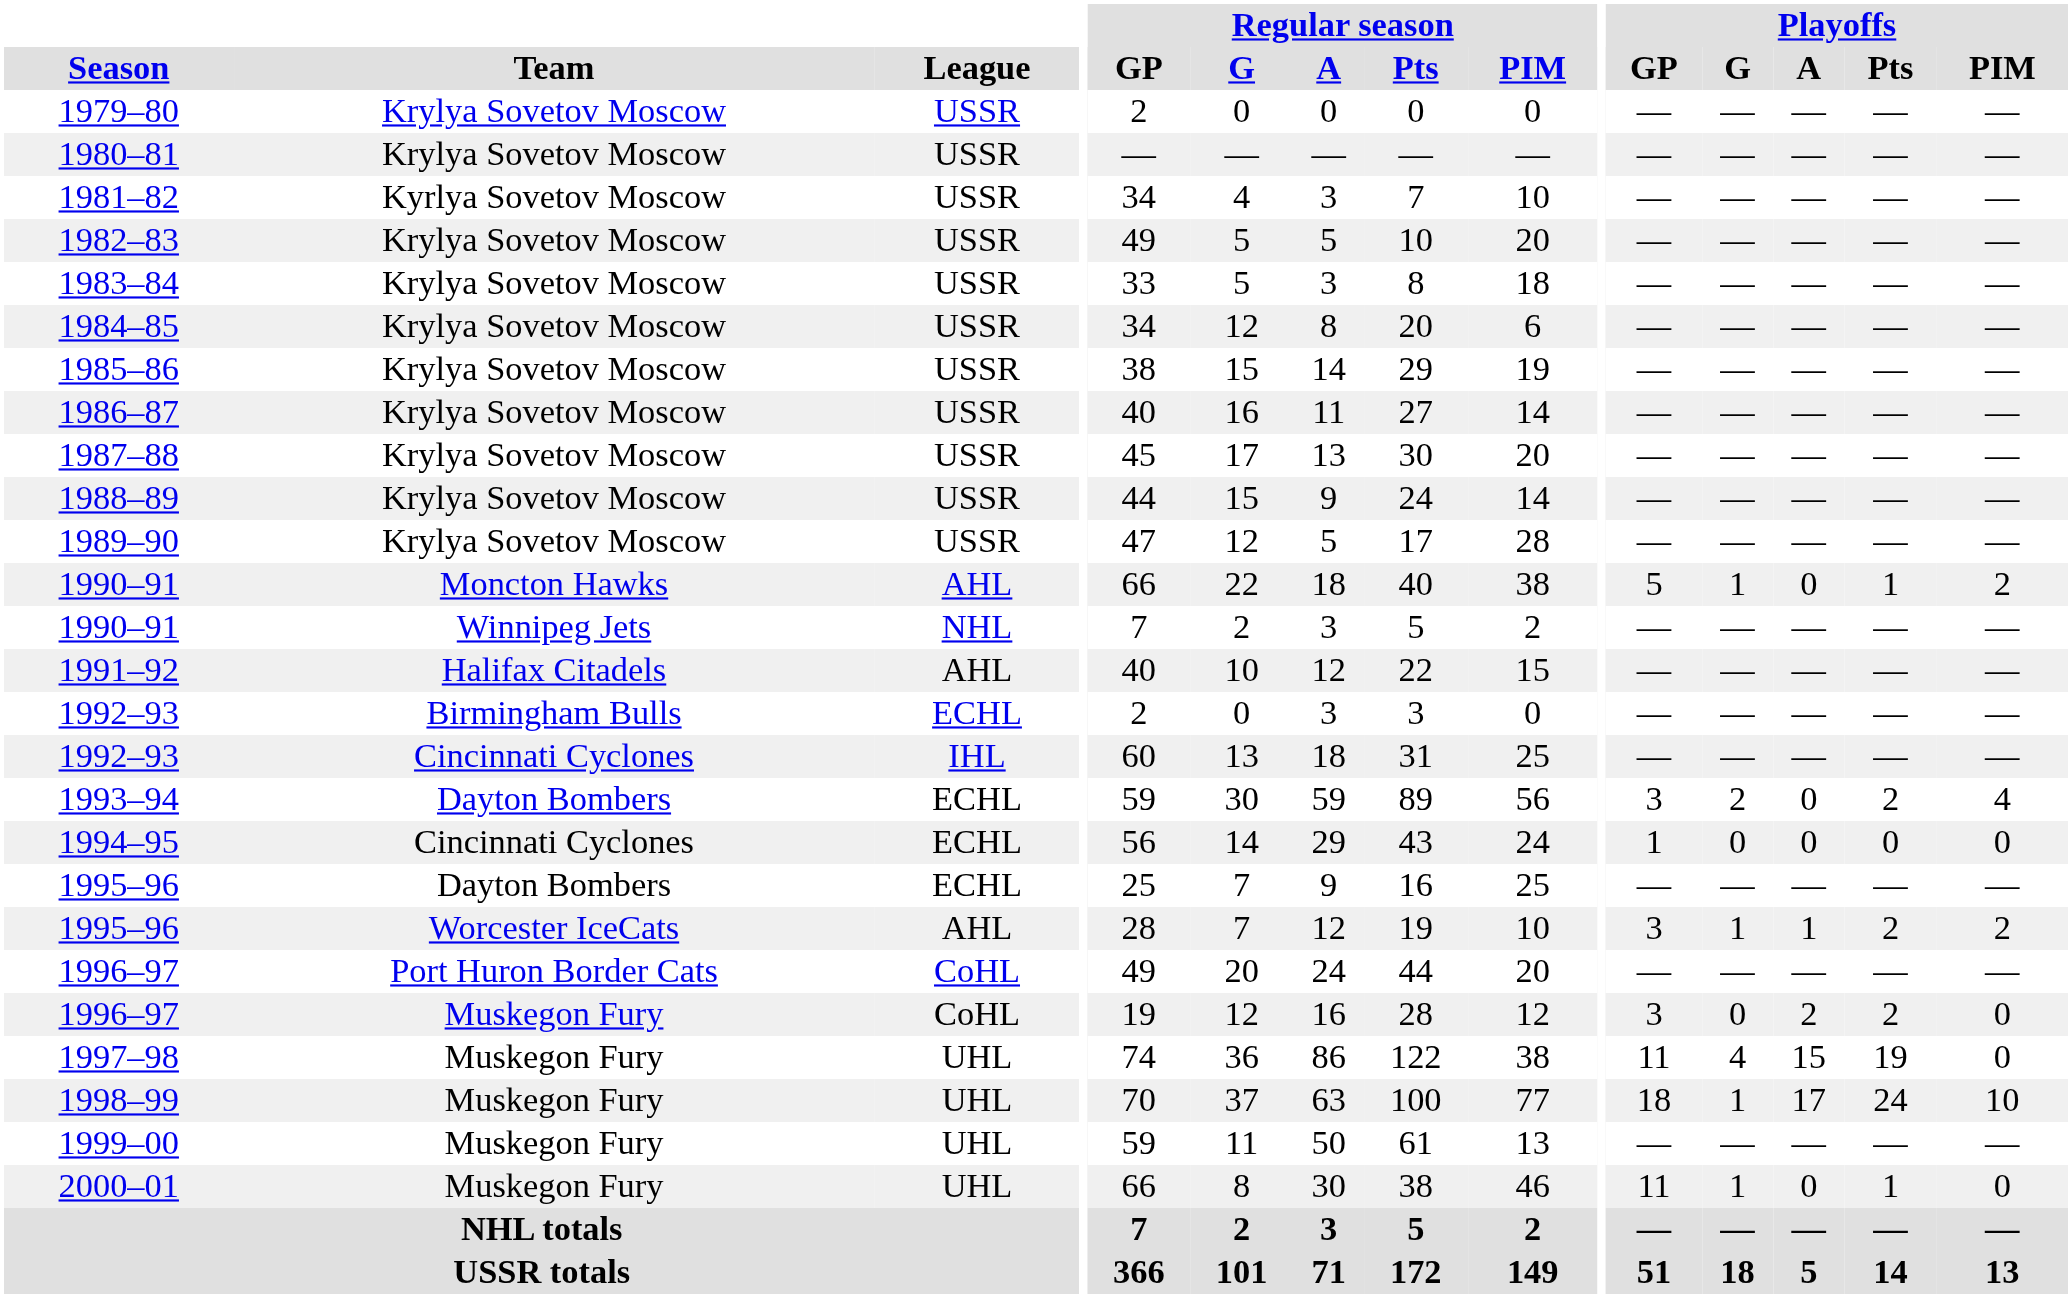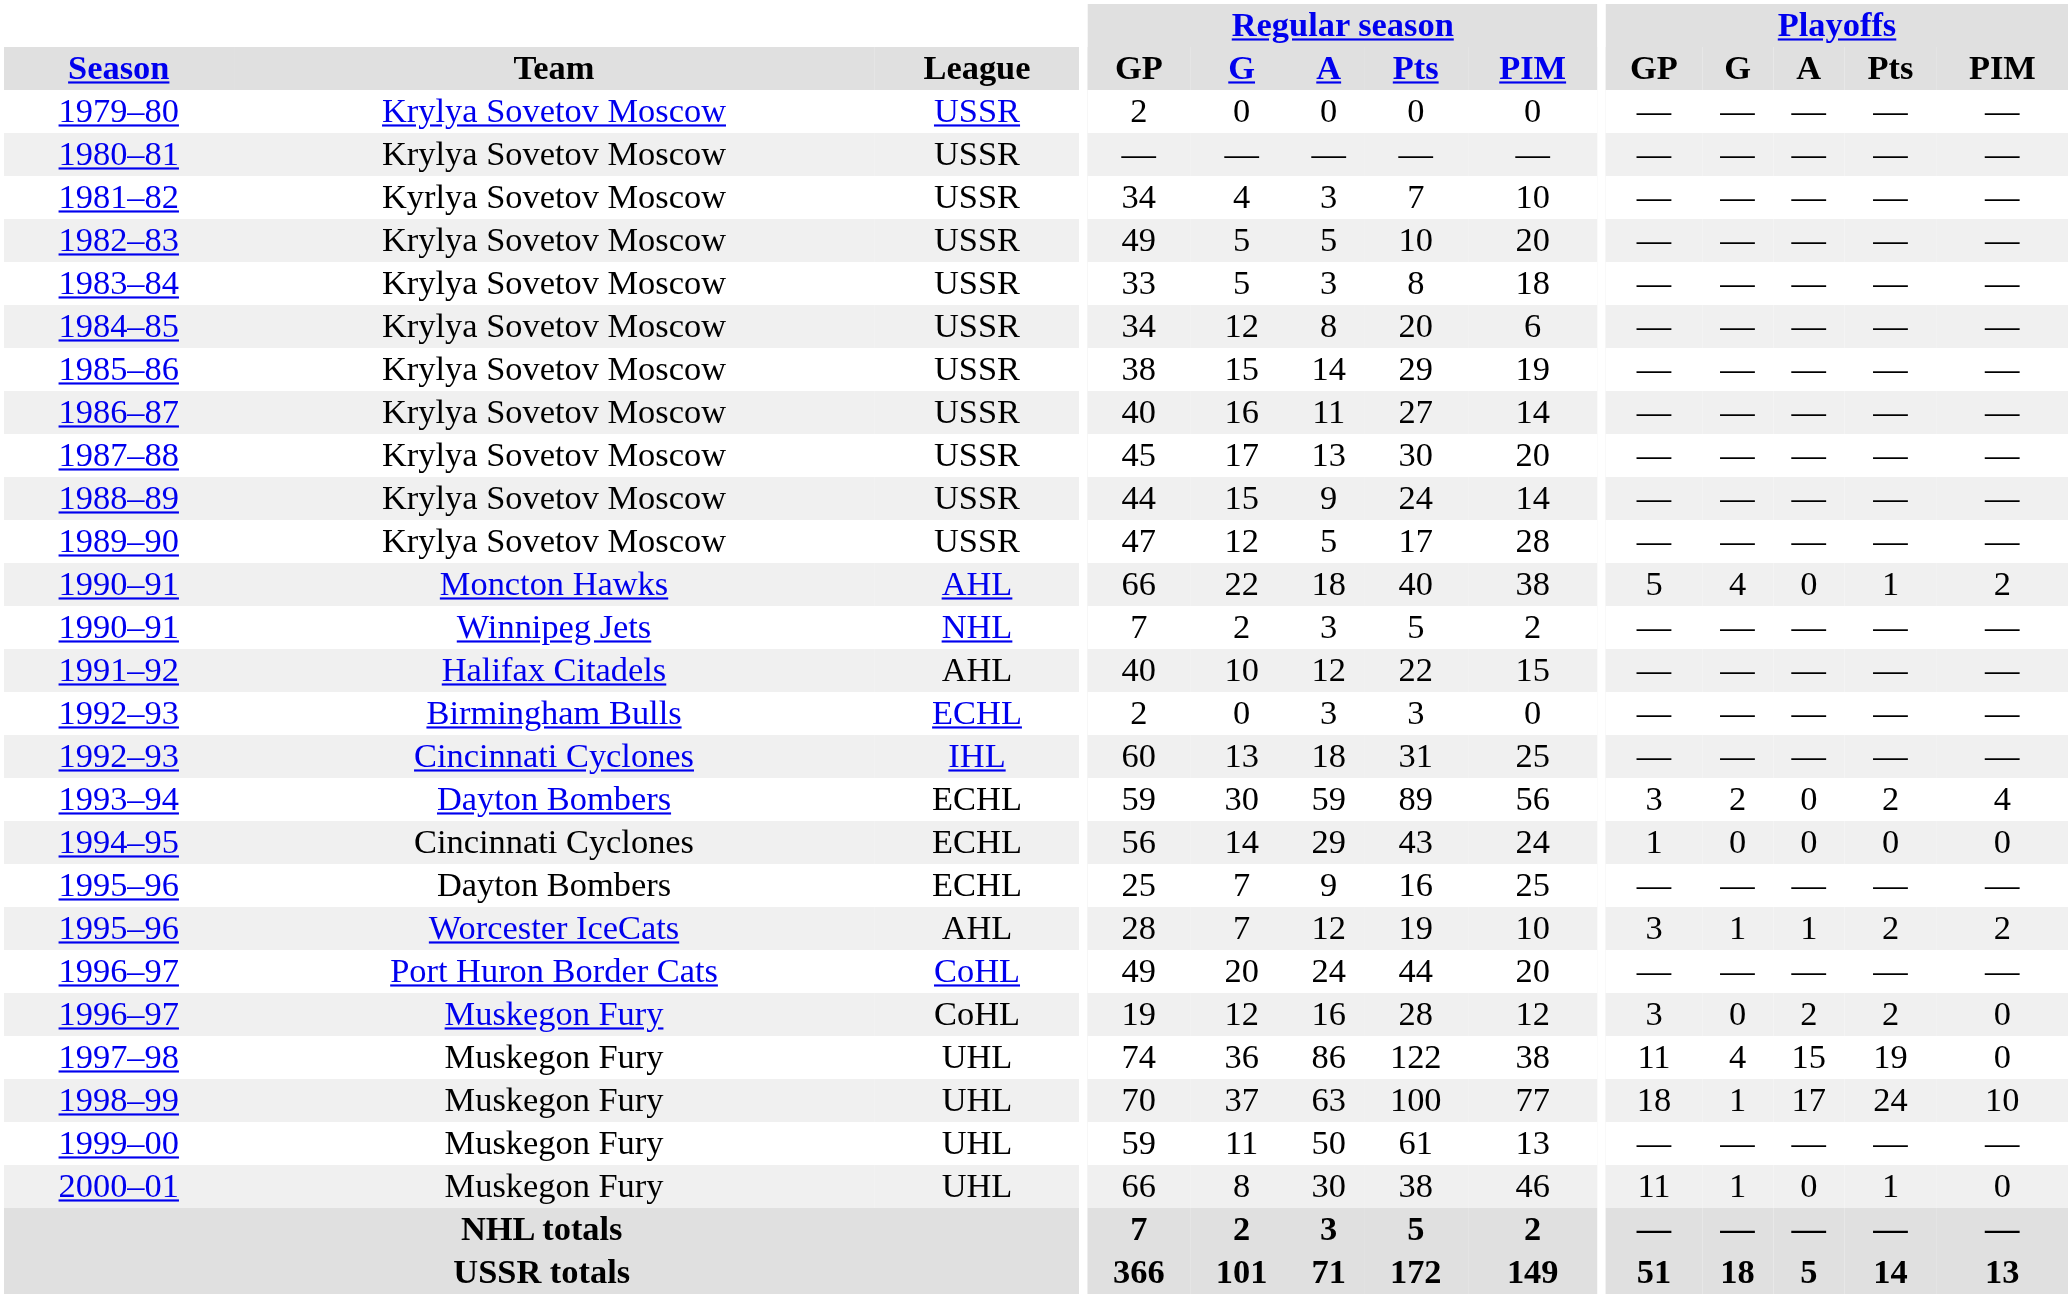(1738, 583) 1 -> (1738, 583) 4
